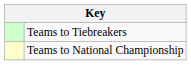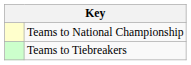rows swapped: (105, 50) <-> (77, 32)
